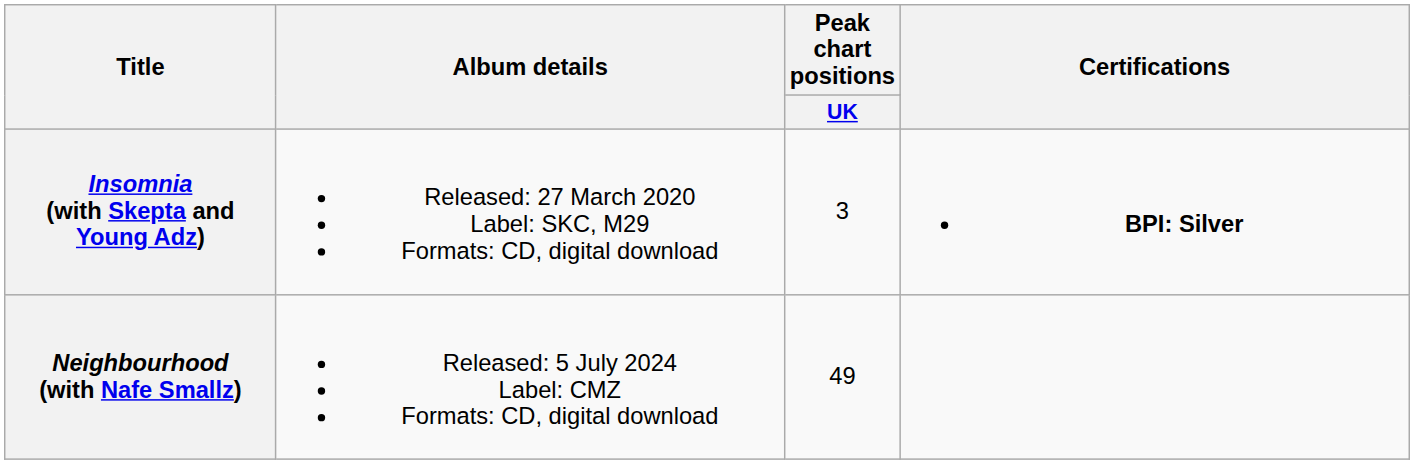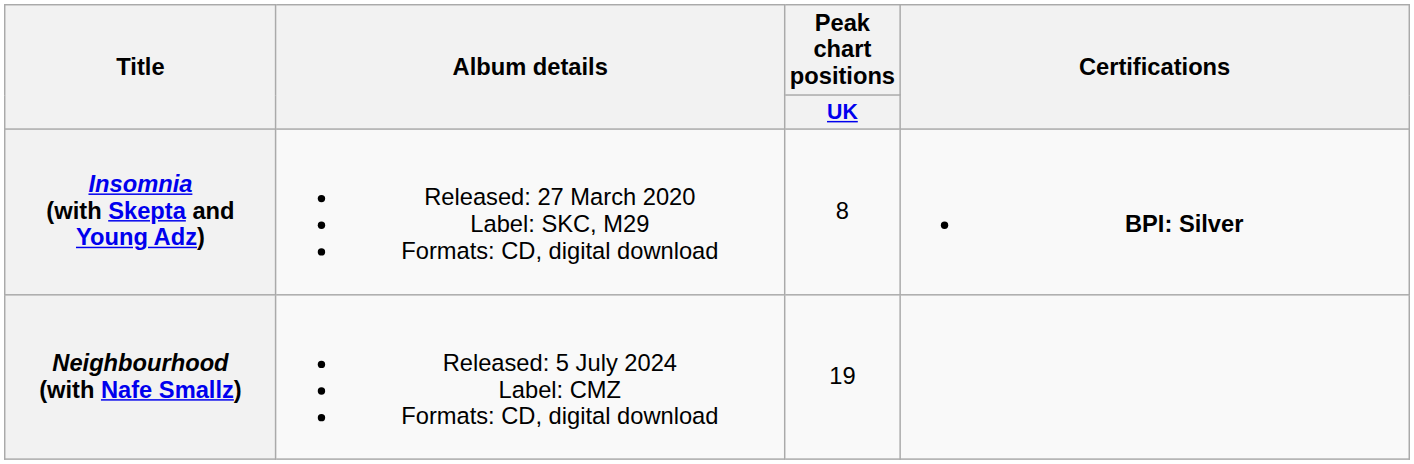(842, 211) 3 -> (842, 211) 8
(842, 376) 49 -> (842, 376) 19
